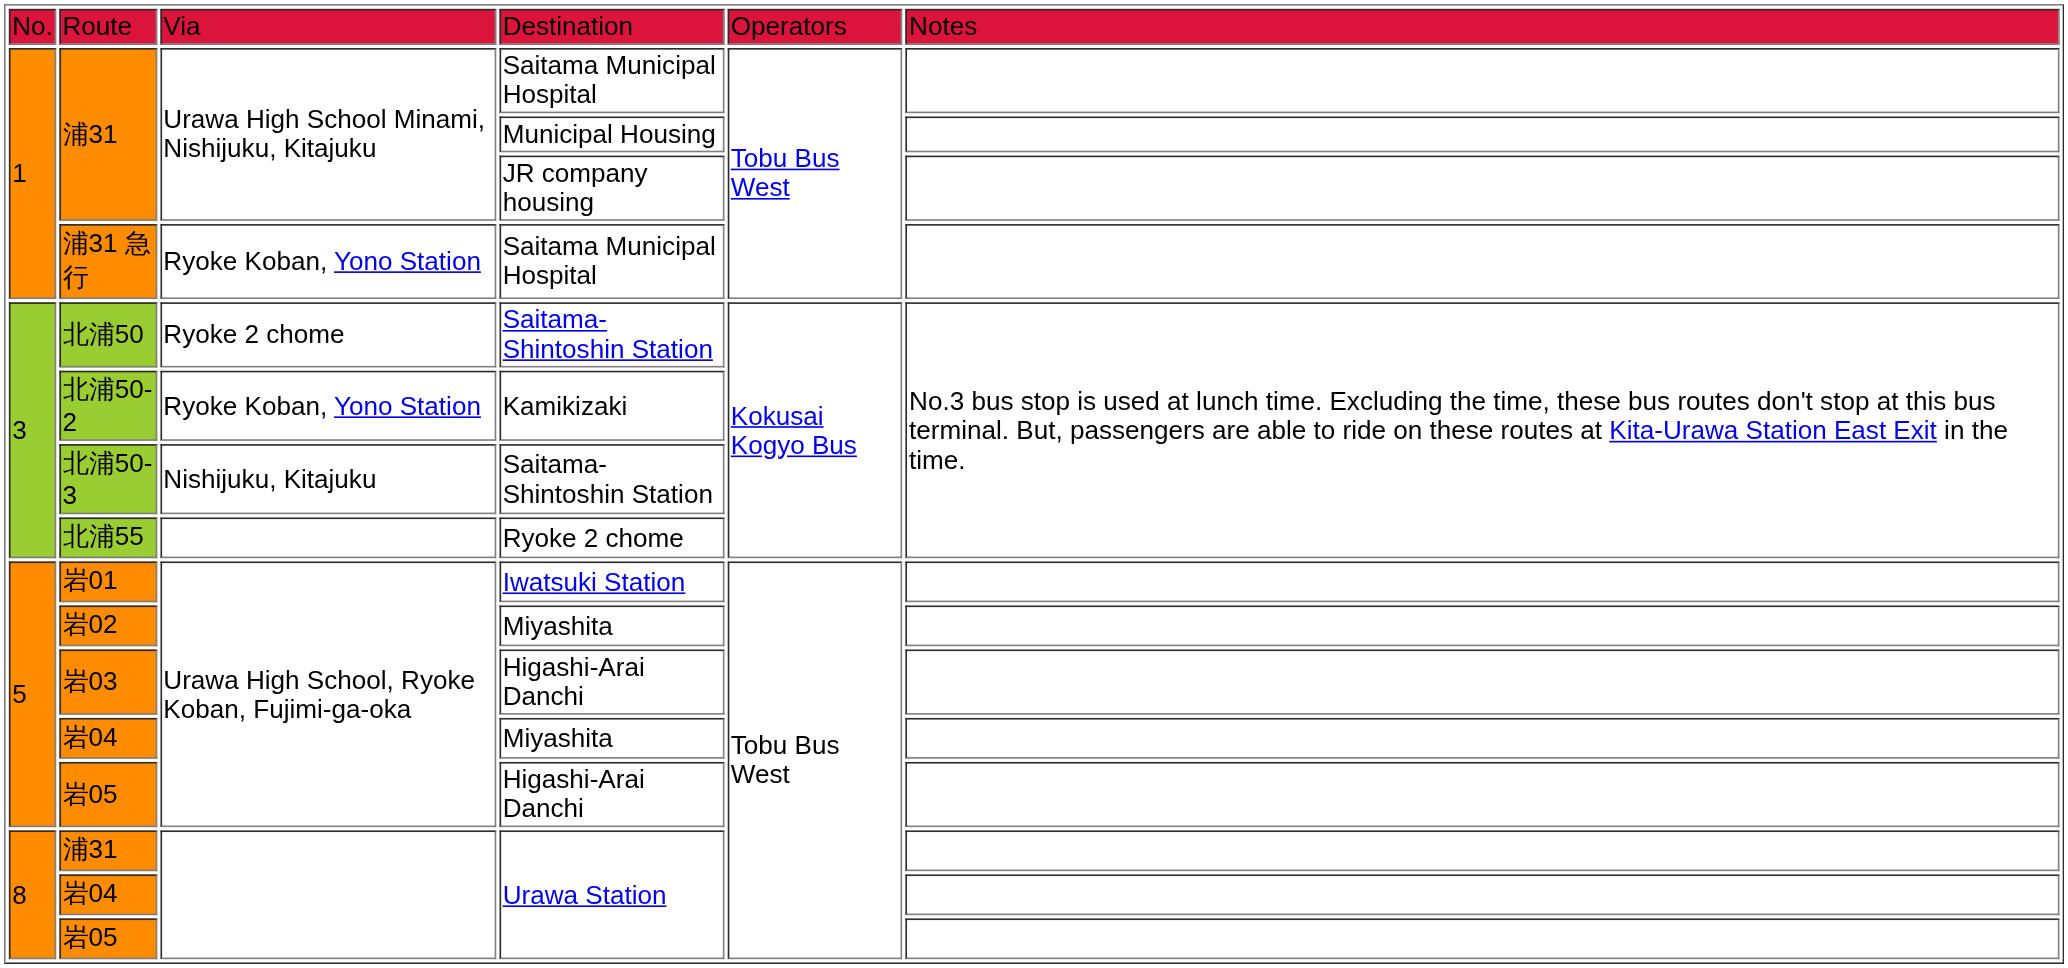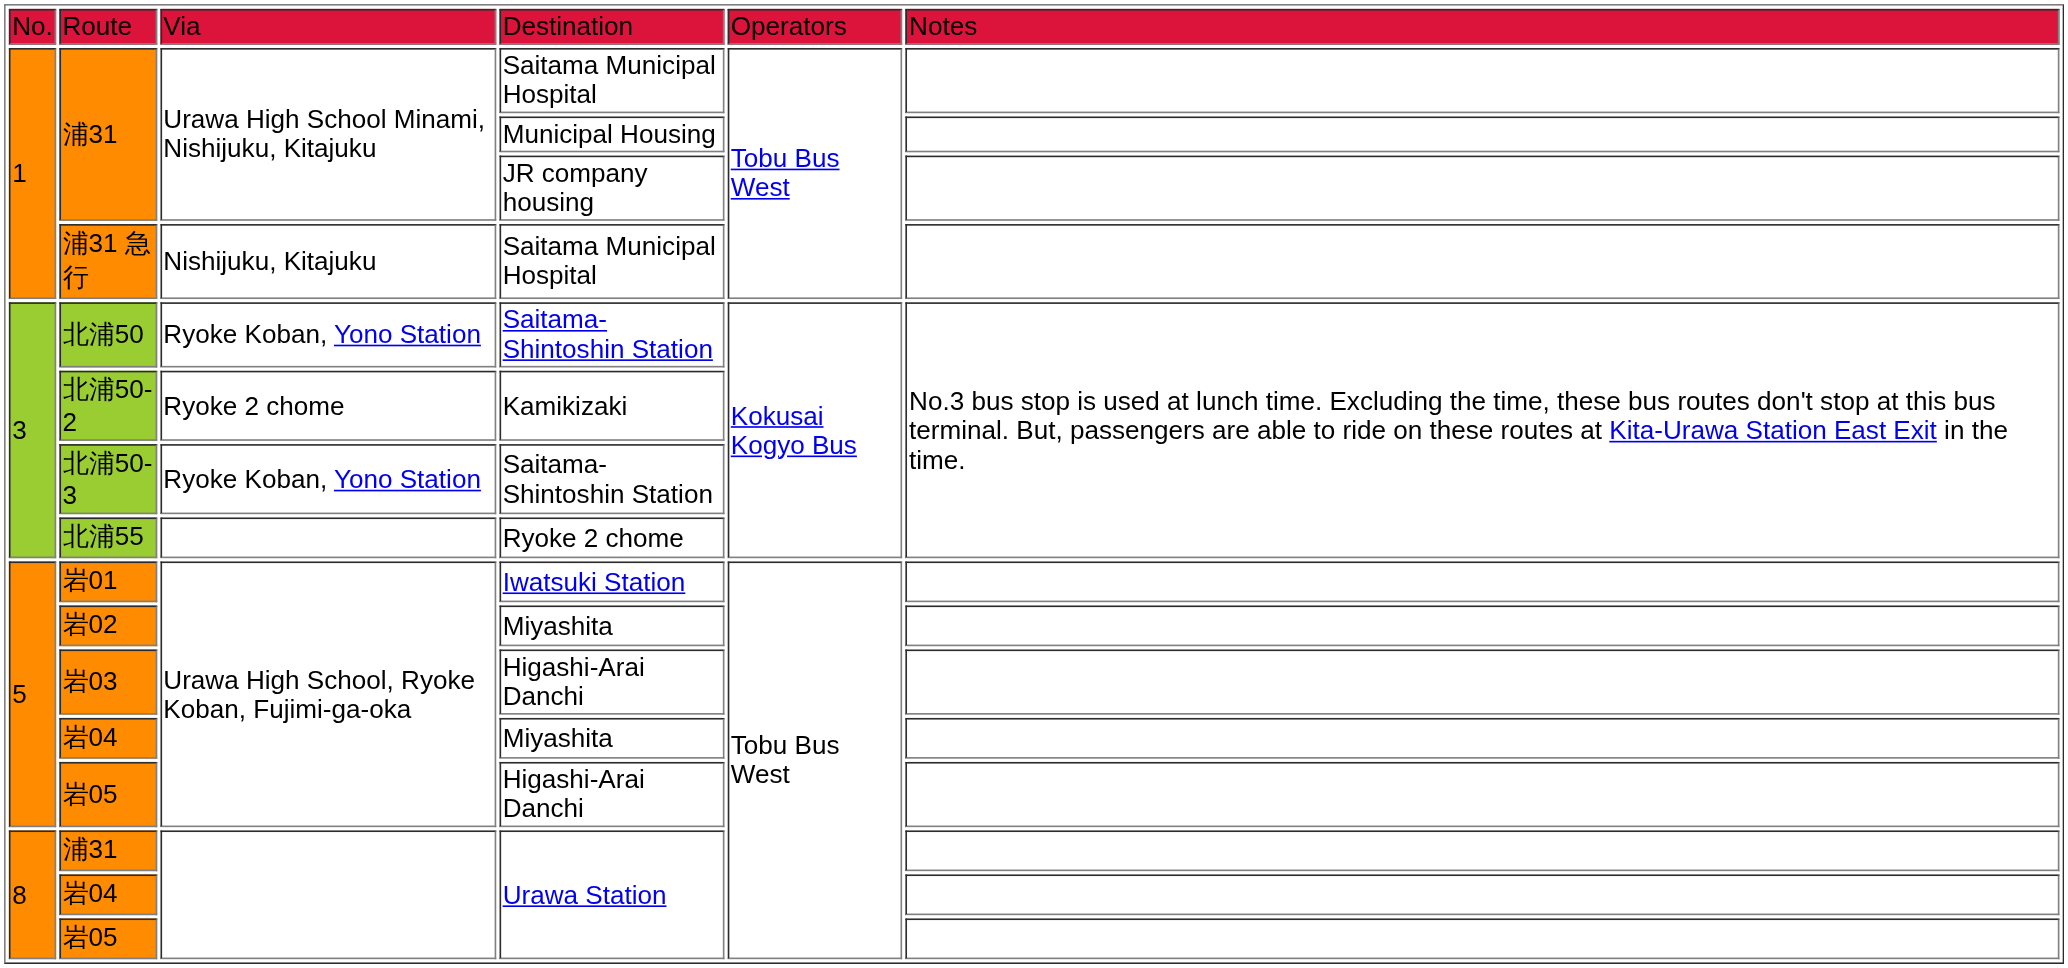(322, 261) Ryoke Koban, Yono Station -> (270, 261) Nishijuku, Kitajuku
(254, 334) Ryoke 2 chome -> (322, 334) Ryoke Koban, Yono Station
(322, 405) Ryoke Koban, Yono Station -> (254, 405) Ryoke 2 chome
(270, 478) Nishijuku, Kitajuku -> (322, 478) Ryoke Koban, Yono Station
